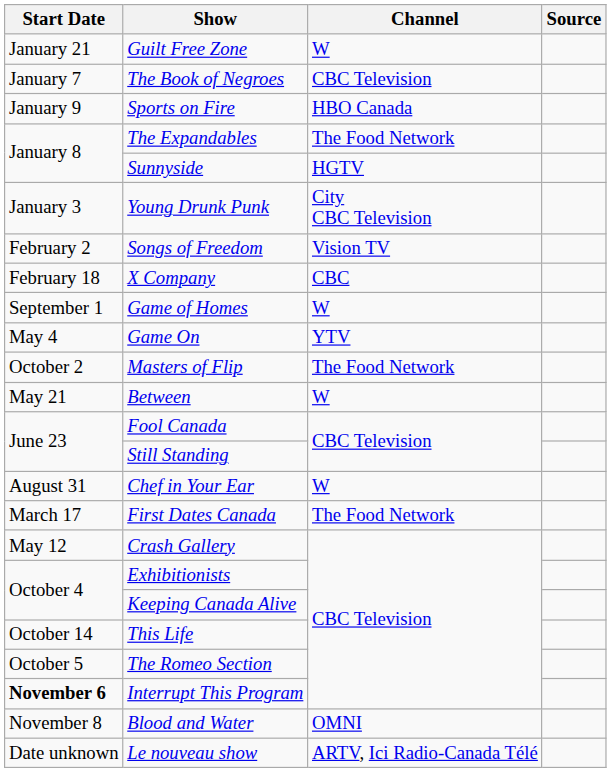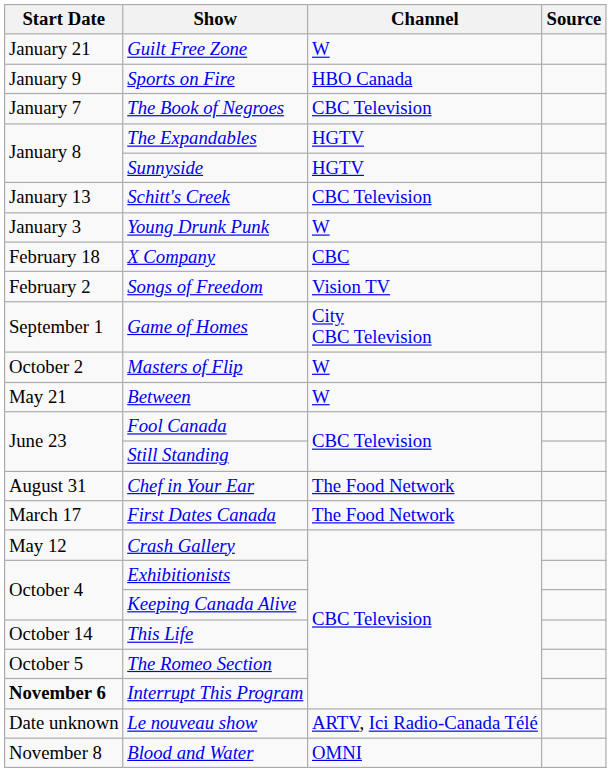rows swapped: (206, 78) <-> (181, 108)
(383, 138) The Food Network -> (338, 138) HGTV
+ row: (179, 197)
(372, 208) City CBC Television -> (321, 227) W
rows swapped: (195, 248) <-> (171, 277)
(321, 307) W -> (372, 326) City CBC Television
- row: (163, 337)
(383, 366) The Food Network -> (321, 366) W
(321, 485) W -> (383, 485) The Food Network
rows swapped: (190, 723) <-> (192, 752)
